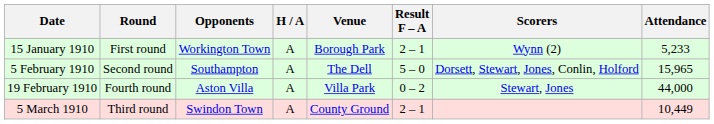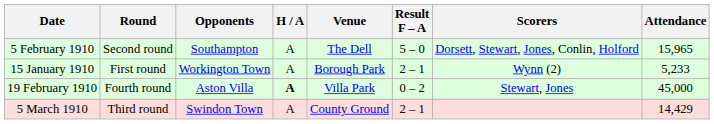rows swapped: (52, 48) <-> (52, 68)
(290, 88) normal -> (290, 88) bold
(675, 88) 44,000 -> (675, 88) 45,000
(675, 108) 10,449 -> (675, 108) 14,429
